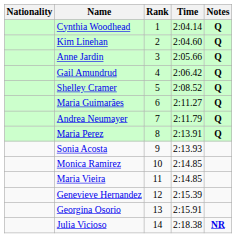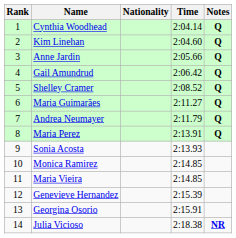columns swapped: (157, 12) <-> (29, 12)
